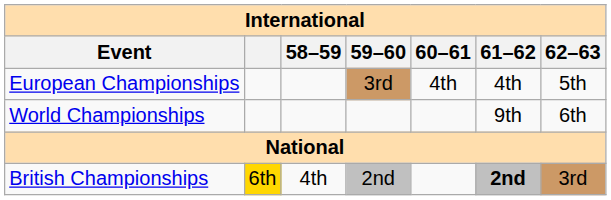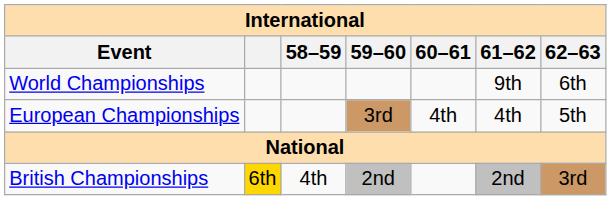rows swapped: (107, 115) <-> (124, 83)
(508, 178) bold -> (508, 178) normal
